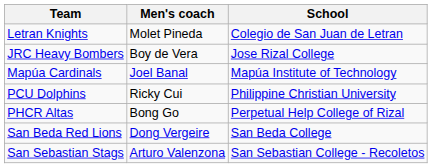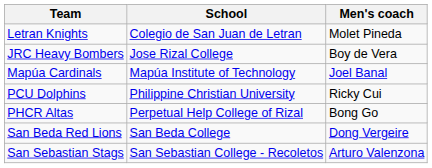columns swapped: (328, 14) <-> (177, 14)
